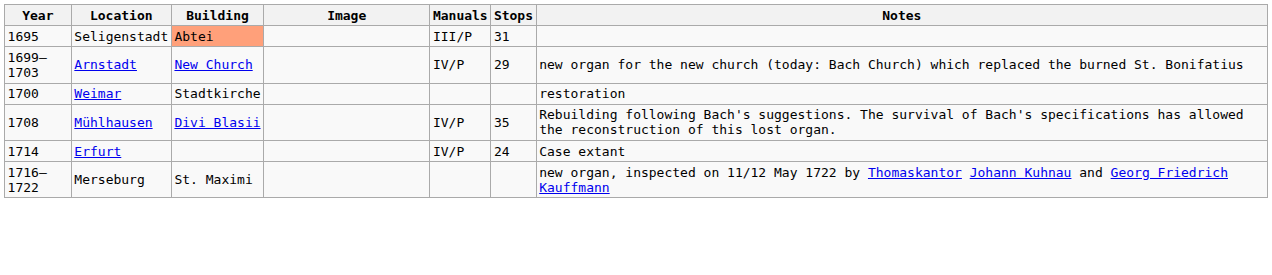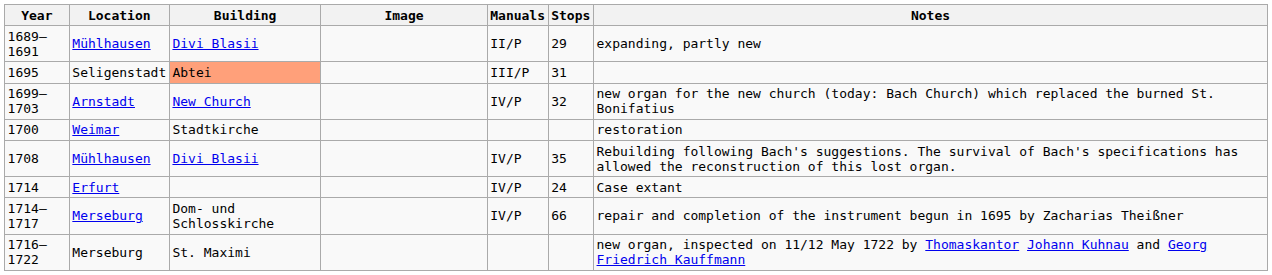+ row: (27, 44)
(502, 65) 29 -> (559, 101) 32
+ row: (27, 216)
